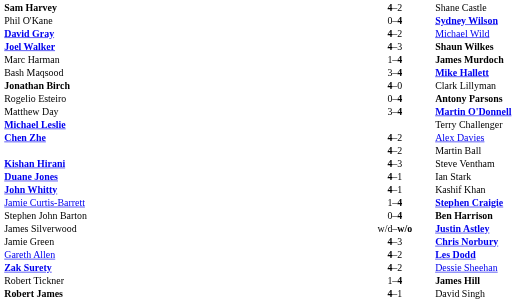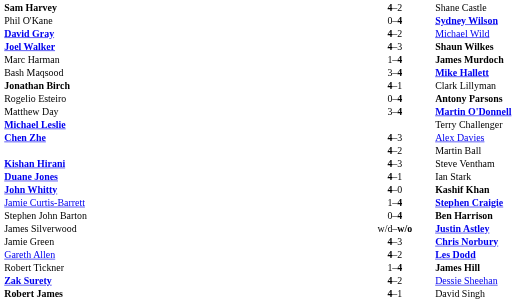(395, 85) 4–0 -> (395, 85) 4–1
(395, 138) 4–2 -> (395, 138) 4–3
(395, 190) 4–1 -> (395, 190) 4–0
(460, 190) normal -> (462, 190) bold
rows swapped: (28, 268) <-> (34, 281)
